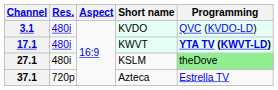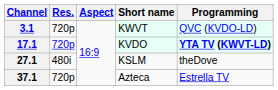(61, 28) 480i -> (63, 28) 720p
(133, 28) KVDO -> (133, 28) KWVT
(61, 45) 480i -> (63, 45) 720p
(133, 45) KWVT -> (133, 45) KVDO
(198, 61) lightgreen background -> (198, 61) no background
